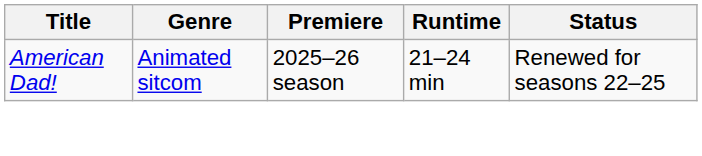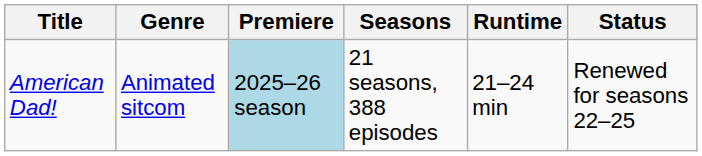+ column: (405, 22)
(316, 69) no background -> (278, 94) lightblue background
